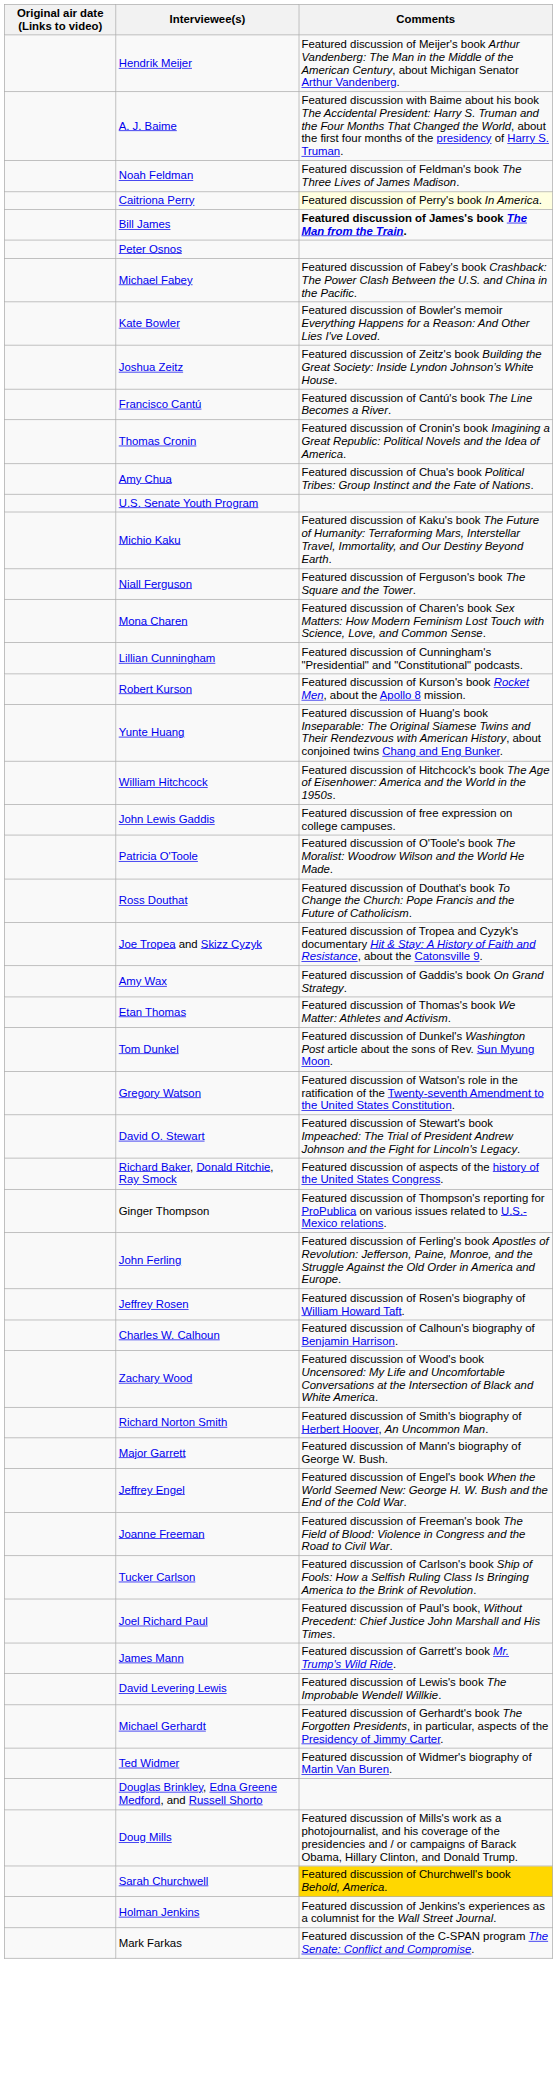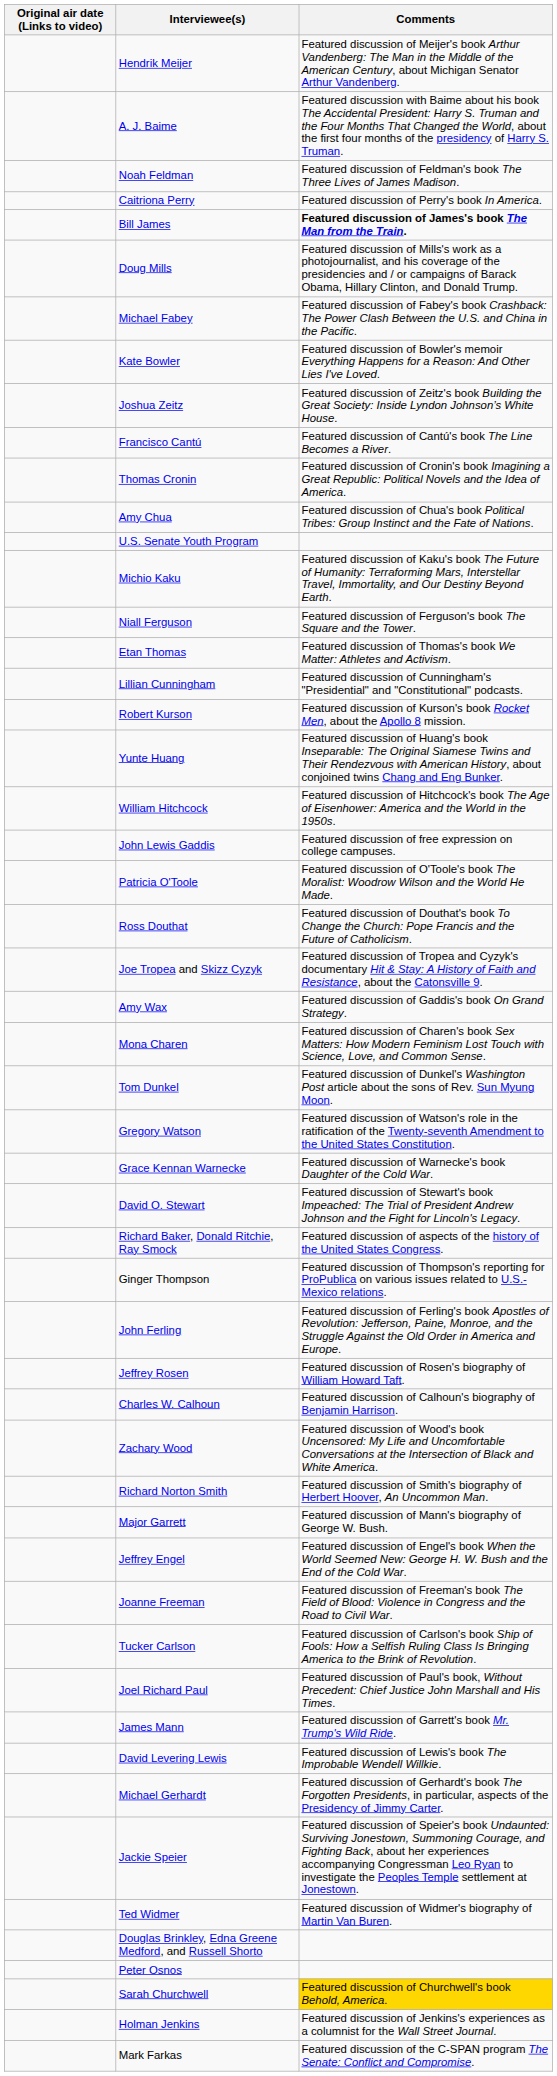(422, 200) lightyellow background -> (422, 200) no background
rows swapped: (145, 1837) <-> (150, 249)
rows swapped: (152, 1012) <-> (153, 621)
+ row: (182, 1168)
+ row: (153, 1858)
